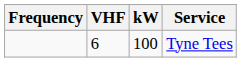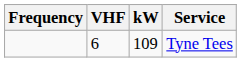(145, 43) 100 -> (145, 43) 109
